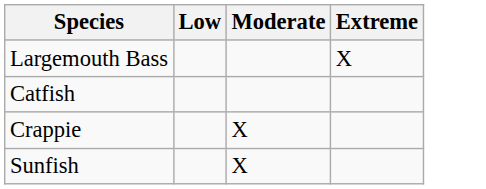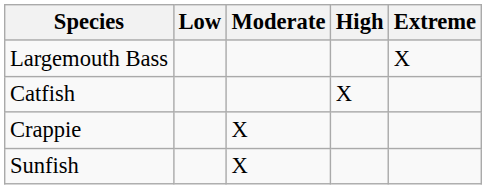+ column: (360, 22)
